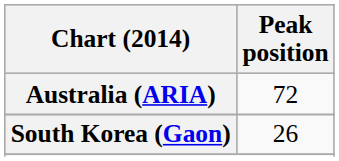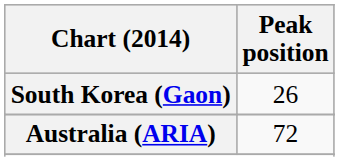rows swapped: (121, 93) <-> (121, 133)
